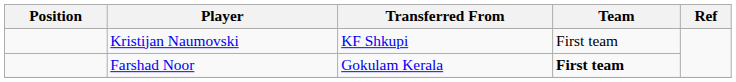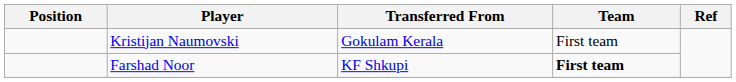(375, 41) KF Shkupi -> (392, 41) Gokulam Kerala
(392, 65) Gokulam Kerala -> (375, 65) KF Shkupi
